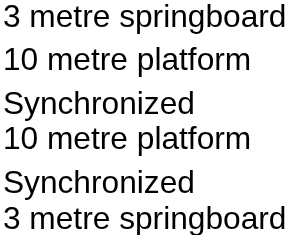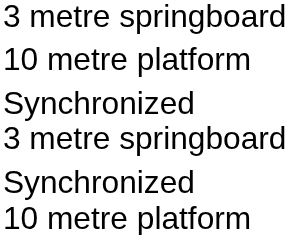rows swapped: (145, 200) <-> (127, 121)
